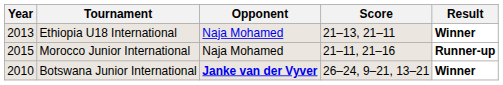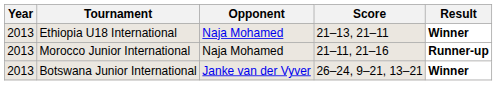(21, 52) 2015 -> (21, 52) 2013
(21, 71) 2010 -> (21, 71) 2013
(260, 71) bold -> (257, 71) normal
